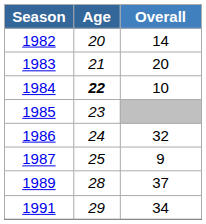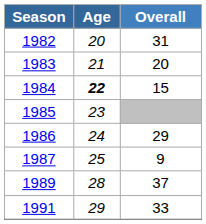(161, 40) 14 -> (161, 40) 31
(161, 88) 10 -> (161, 88) 15
(161, 136) 32 -> (161, 136) 29
(161, 207) 34 -> (161, 207) 33
